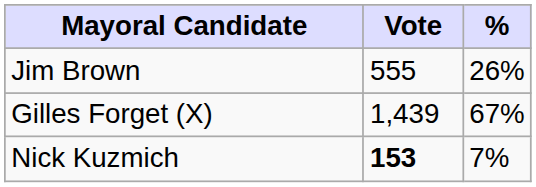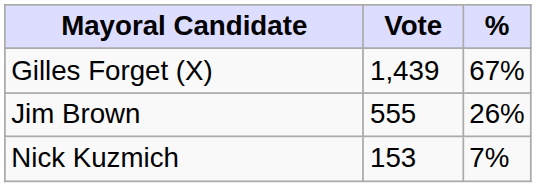rows swapped: (112, 114) <-> (76, 70)
(393, 158) bold -> (393, 158) normal
